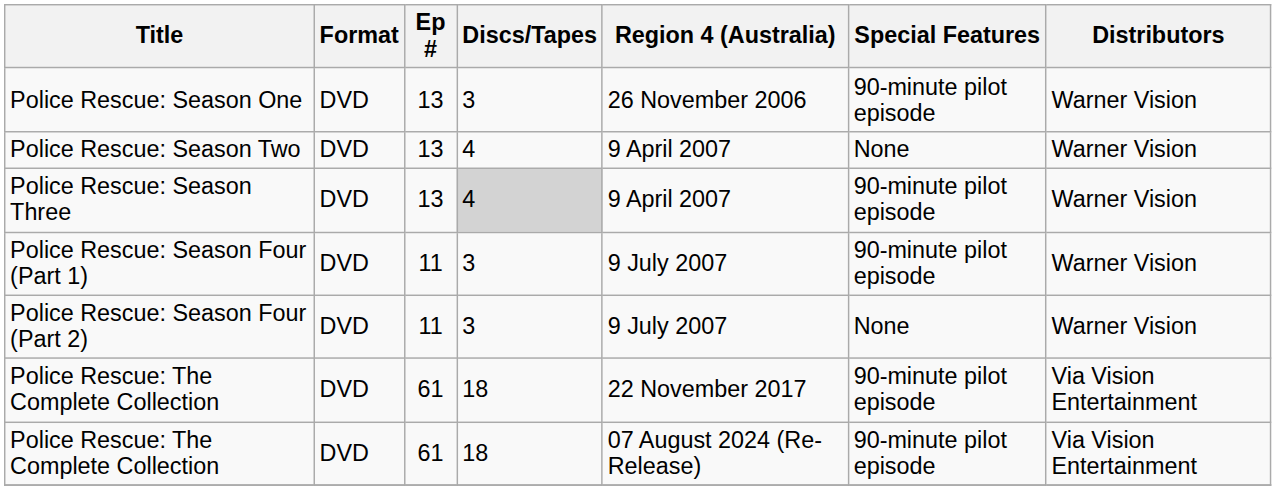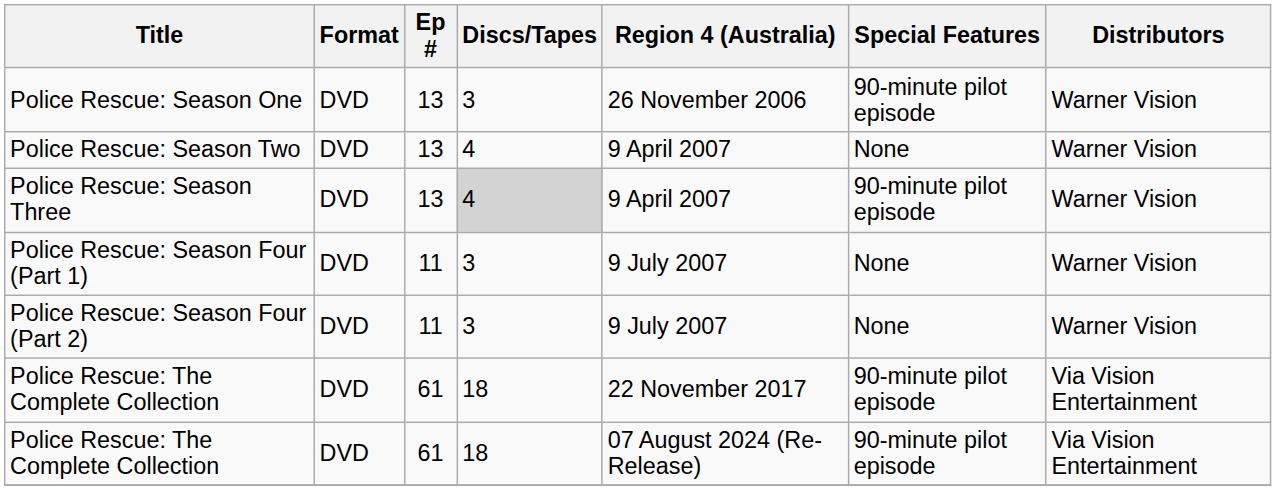(930, 263) 90-minute pilot episode -> (882, 263) None
